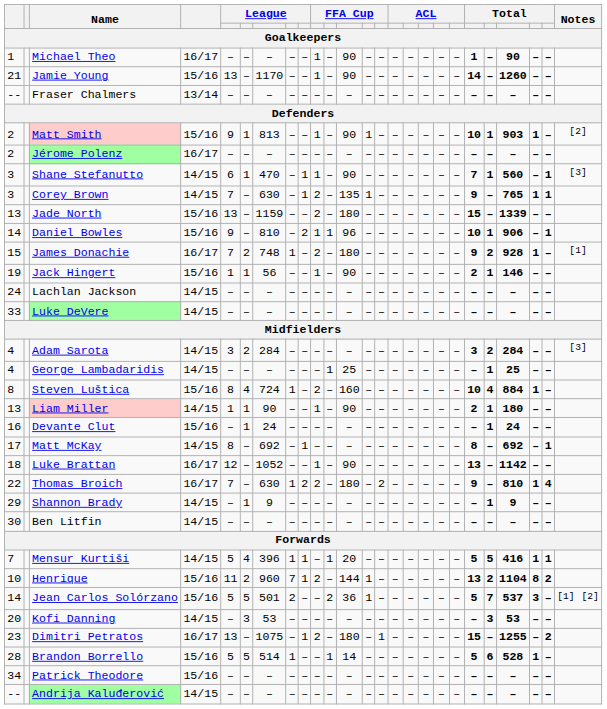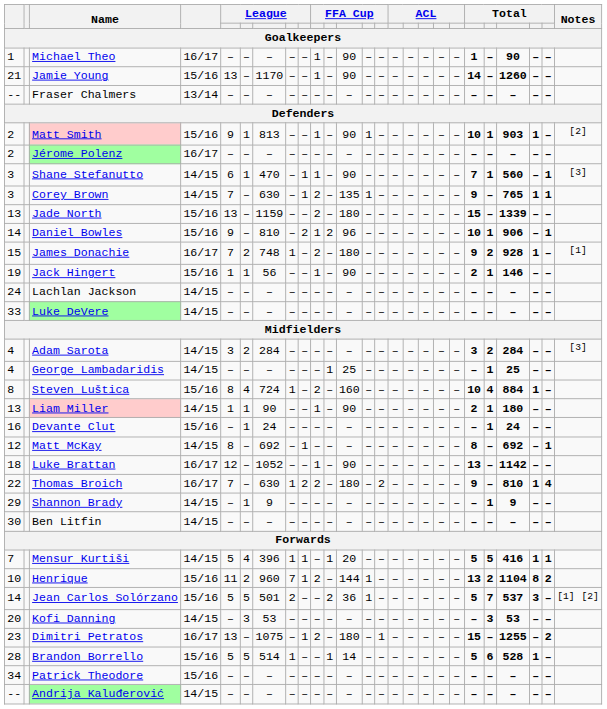(330, 233) 1 -> (330, 233) 2
(14, 446) 17 -> (14, 446) 12
